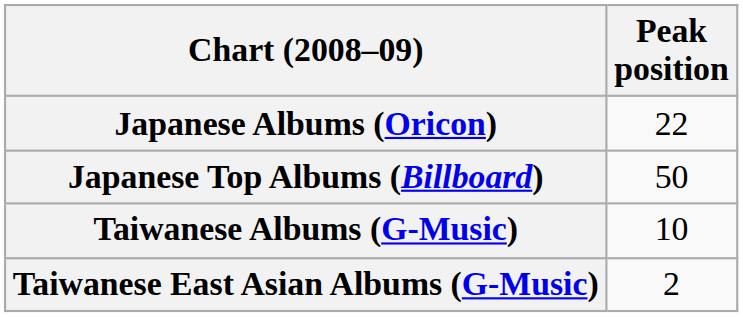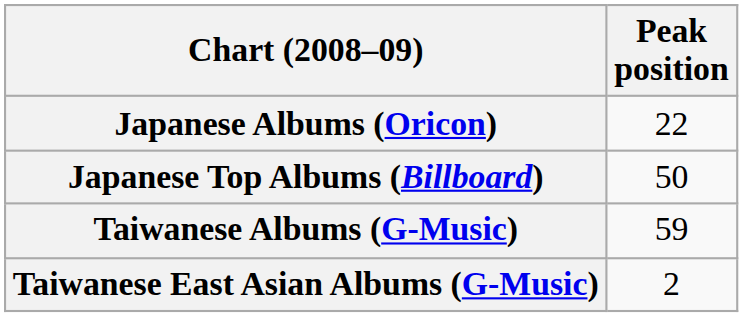(672, 229) 10 -> (672, 229) 59
